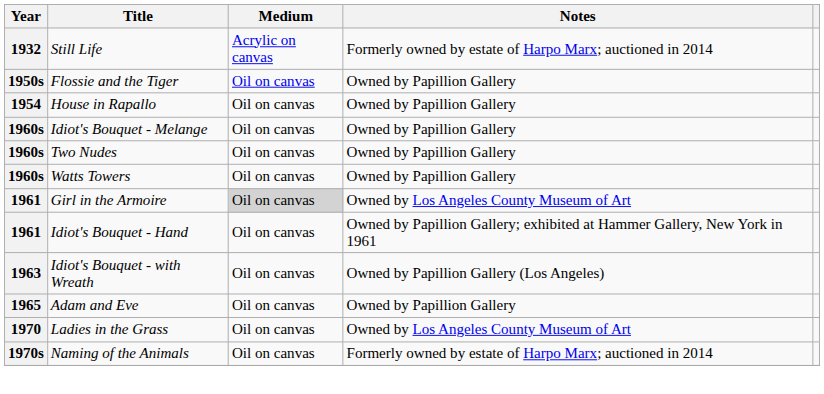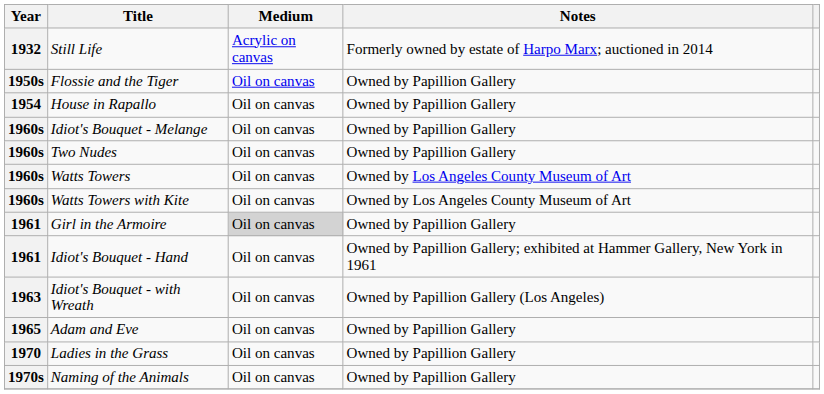(431, 176) Owned by Papillion Gallery -> (489, 176) Owned by Los Angeles County Museum of Art
+ row: (120, 200)
(489, 200) Owned by Los Angeles County Museum of Art -> (431, 224) Owned by Papillion Gallery
(489, 329) Owned by Los Angeles County Museum of Art -> (431, 353) Owned by Papillion Gallery
(530, 353) Formerly owned by estate of Harpo Marx; auctioned in 2014 -> (431, 377) Owned by Papillion Gallery
